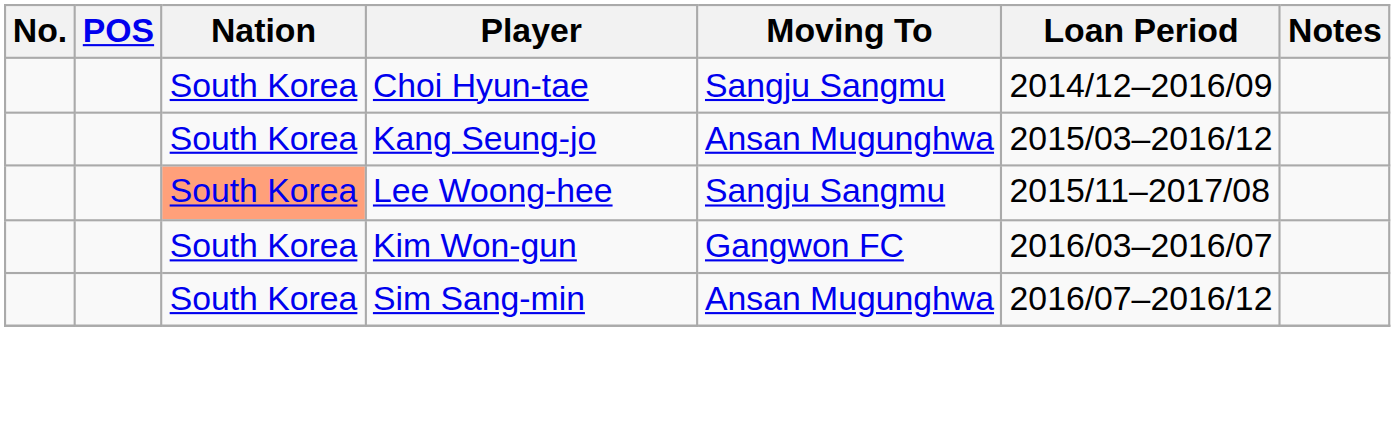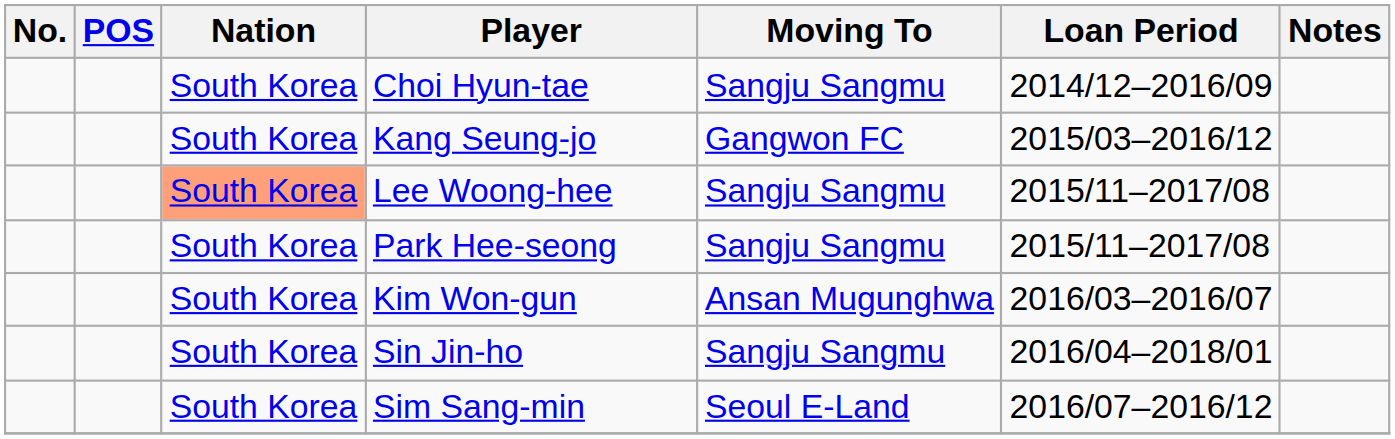(850, 138) Ansan Mugunghwa -> (804, 138) Gangwon FC
+ row: (495, 245)
(804, 245) Gangwon FC -> (850, 298) Ansan Mugunghwa
+ row: (448, 352)
(850, 298) Ansan Mugunghwa -> (807, 406) Seoul E-Land
